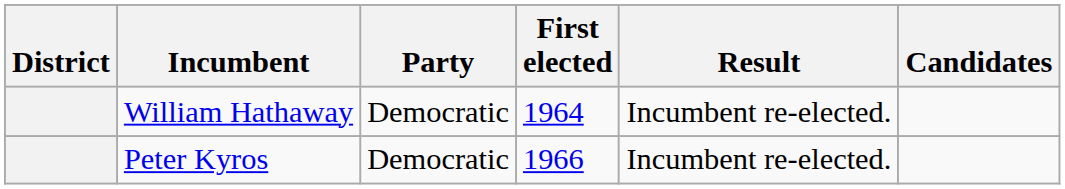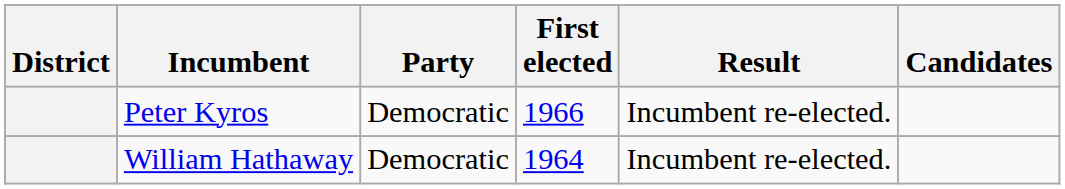rows swapped: (196, 159) <-> (239, 111)
